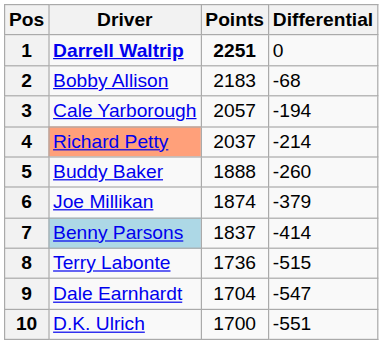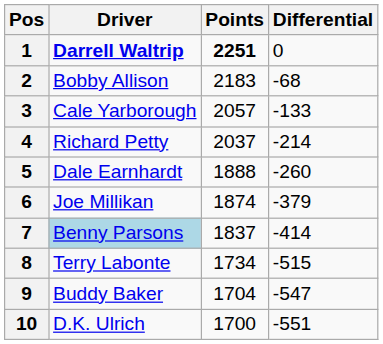(292, 111) -194 -> (292, 111) -133
(111, 141) lightsalmon background -> (111, 141) no background
(108, 171) Buddy Baker -> (118, 171) Dale Earnhardt
(235, 263) 1736 -> (235, 263) 1734
(118, 293) Dale Earnhardt -> (108, 293) Buddy Baker
